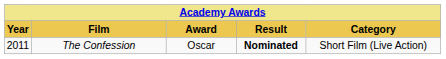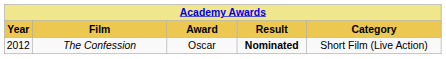(18, 45) 2011 -> (18, 45) 2012
